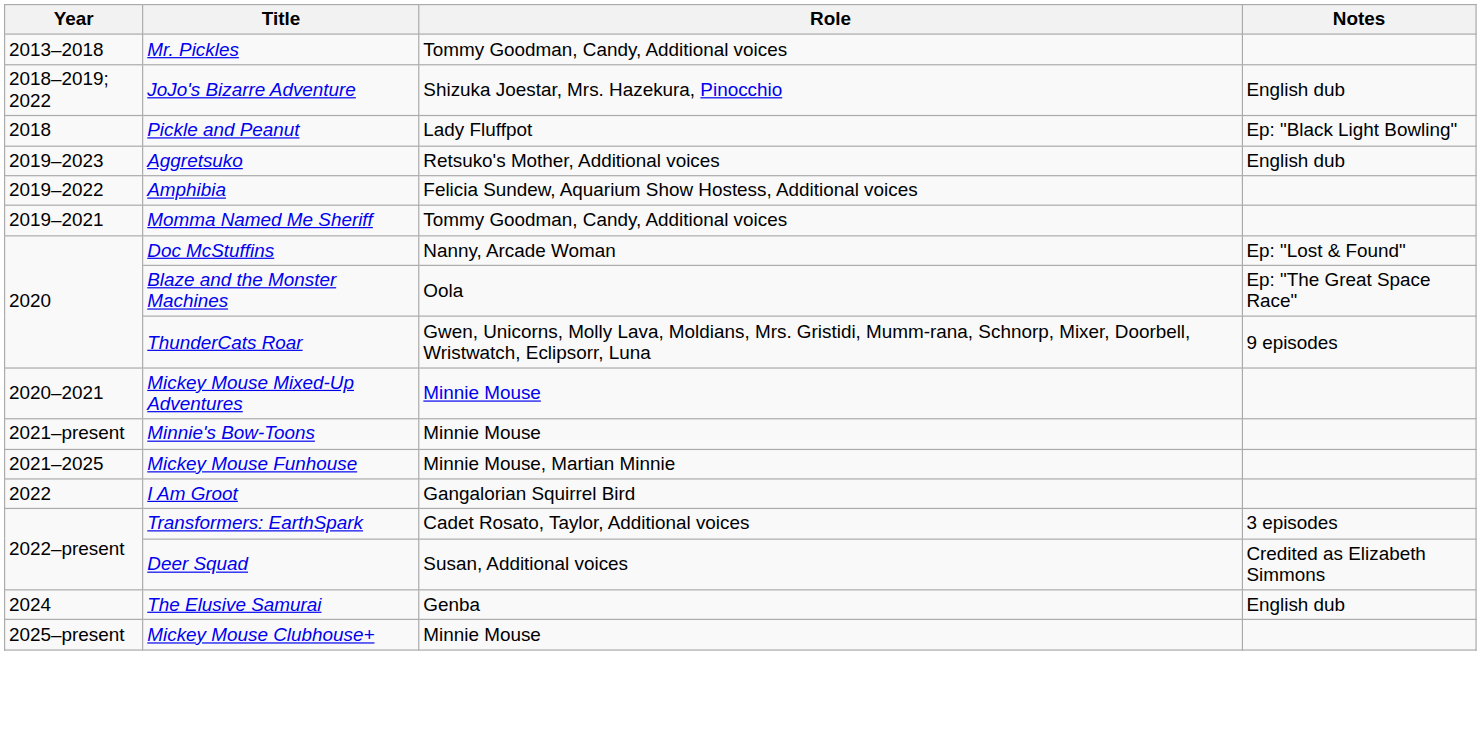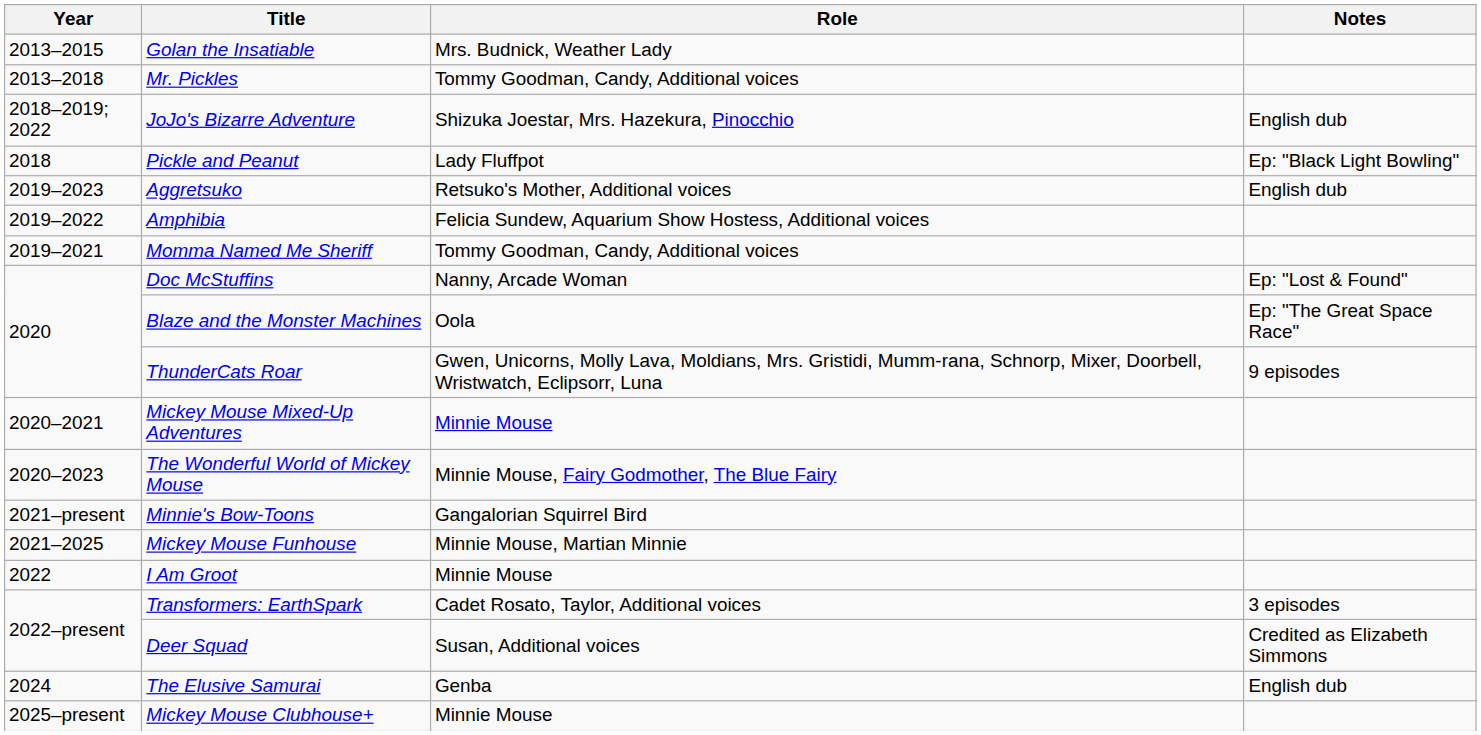+ row: (230, 49)
+ row: (278, 474)
(482, 433) Minnie Mouse -> (541, 514) Gangalorian Squirrel Bird
(529, 493) Gangalorian Squirrel Bird -> (494, 574) Minnie Mouse
